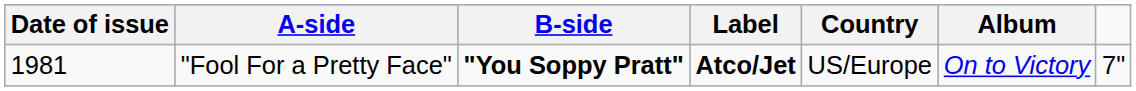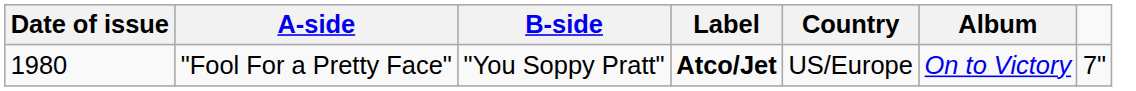(39, 65) 1981 -> (39, 65) 1980
(574, 65) bold -> (564, 65) normal
